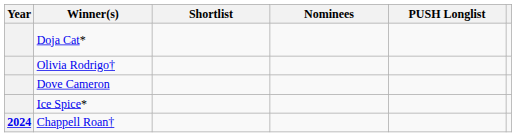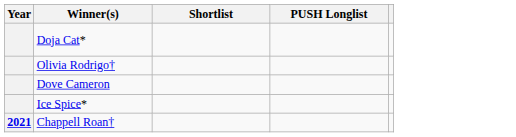- column: (329, 14)
(19, 122) 2024 -> (19, 122) 2021
